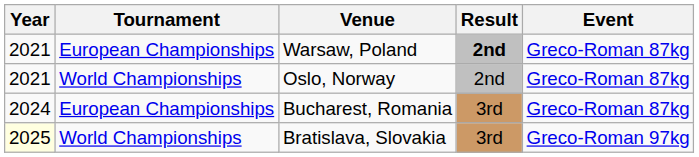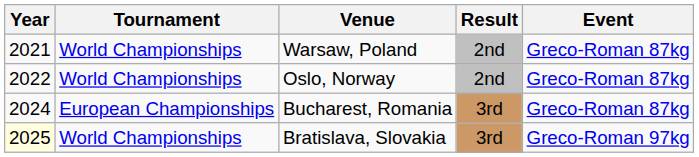(167, 49) European Championships -> (150, 49) World Championships
(489, 49) bold -> (489, 49) normal
(30, 79) 2021 -> (30, 79) 2022
